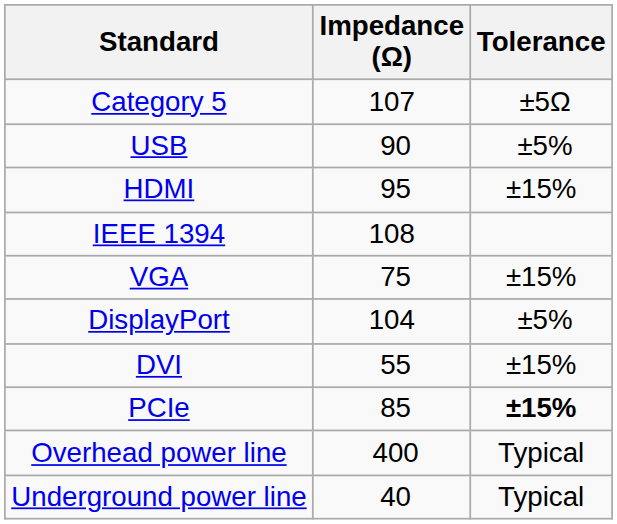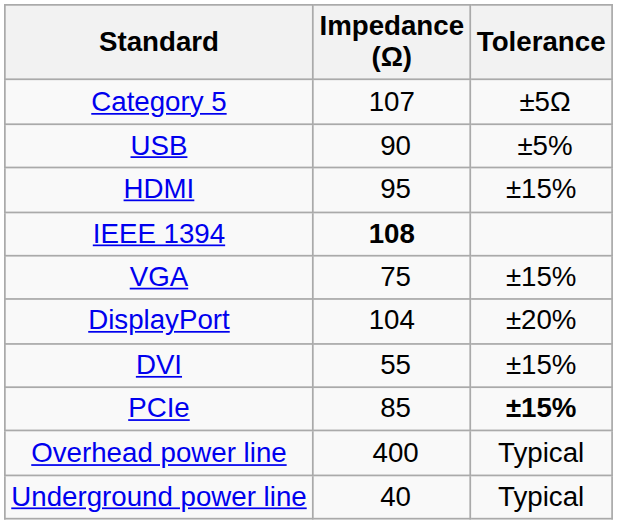(392, 233) normal -> (392, 233) bold
(541, 320) ±5% -> (541, 320) ±20%
